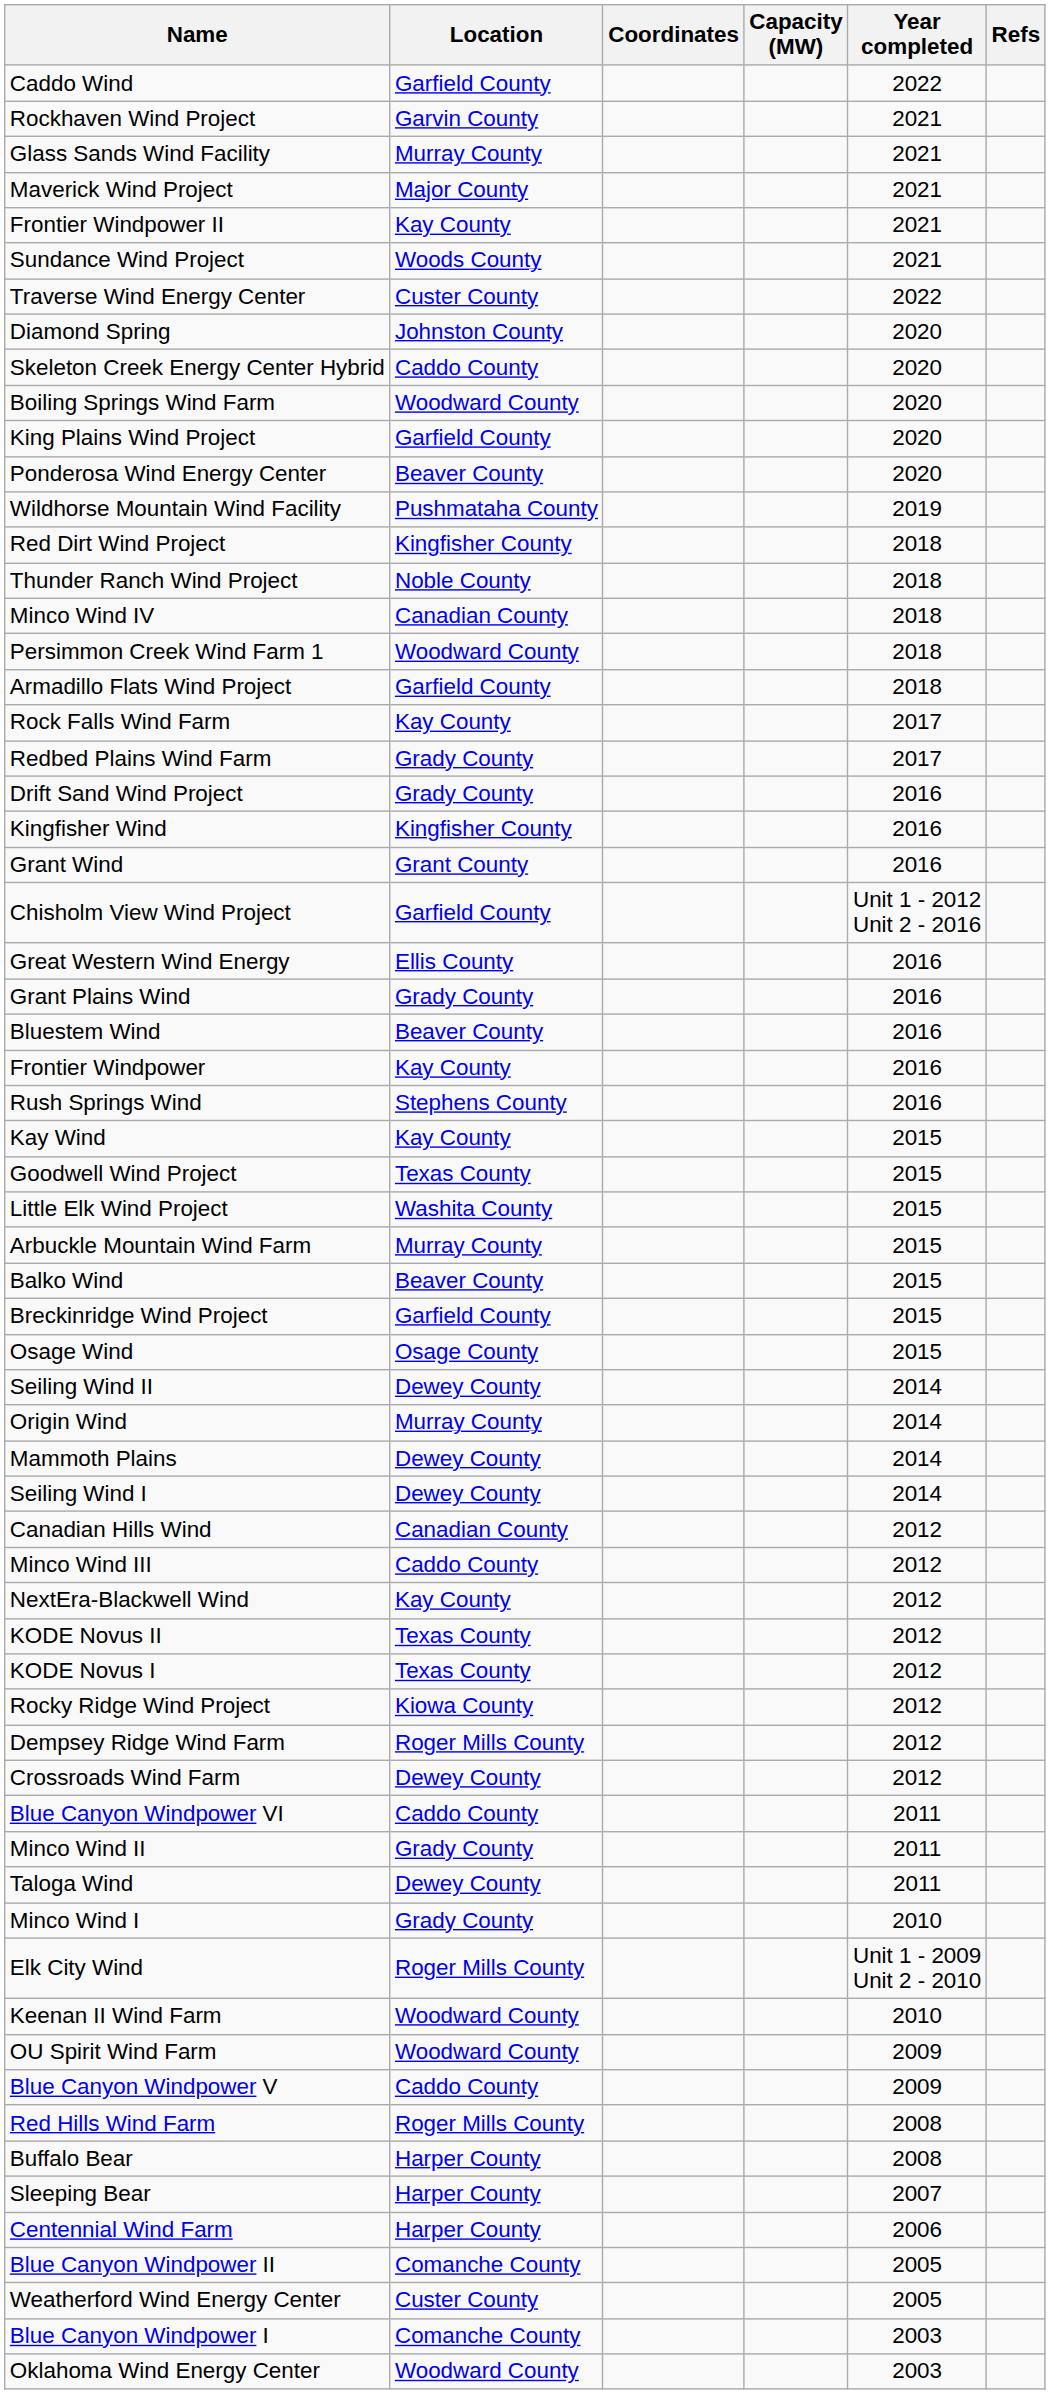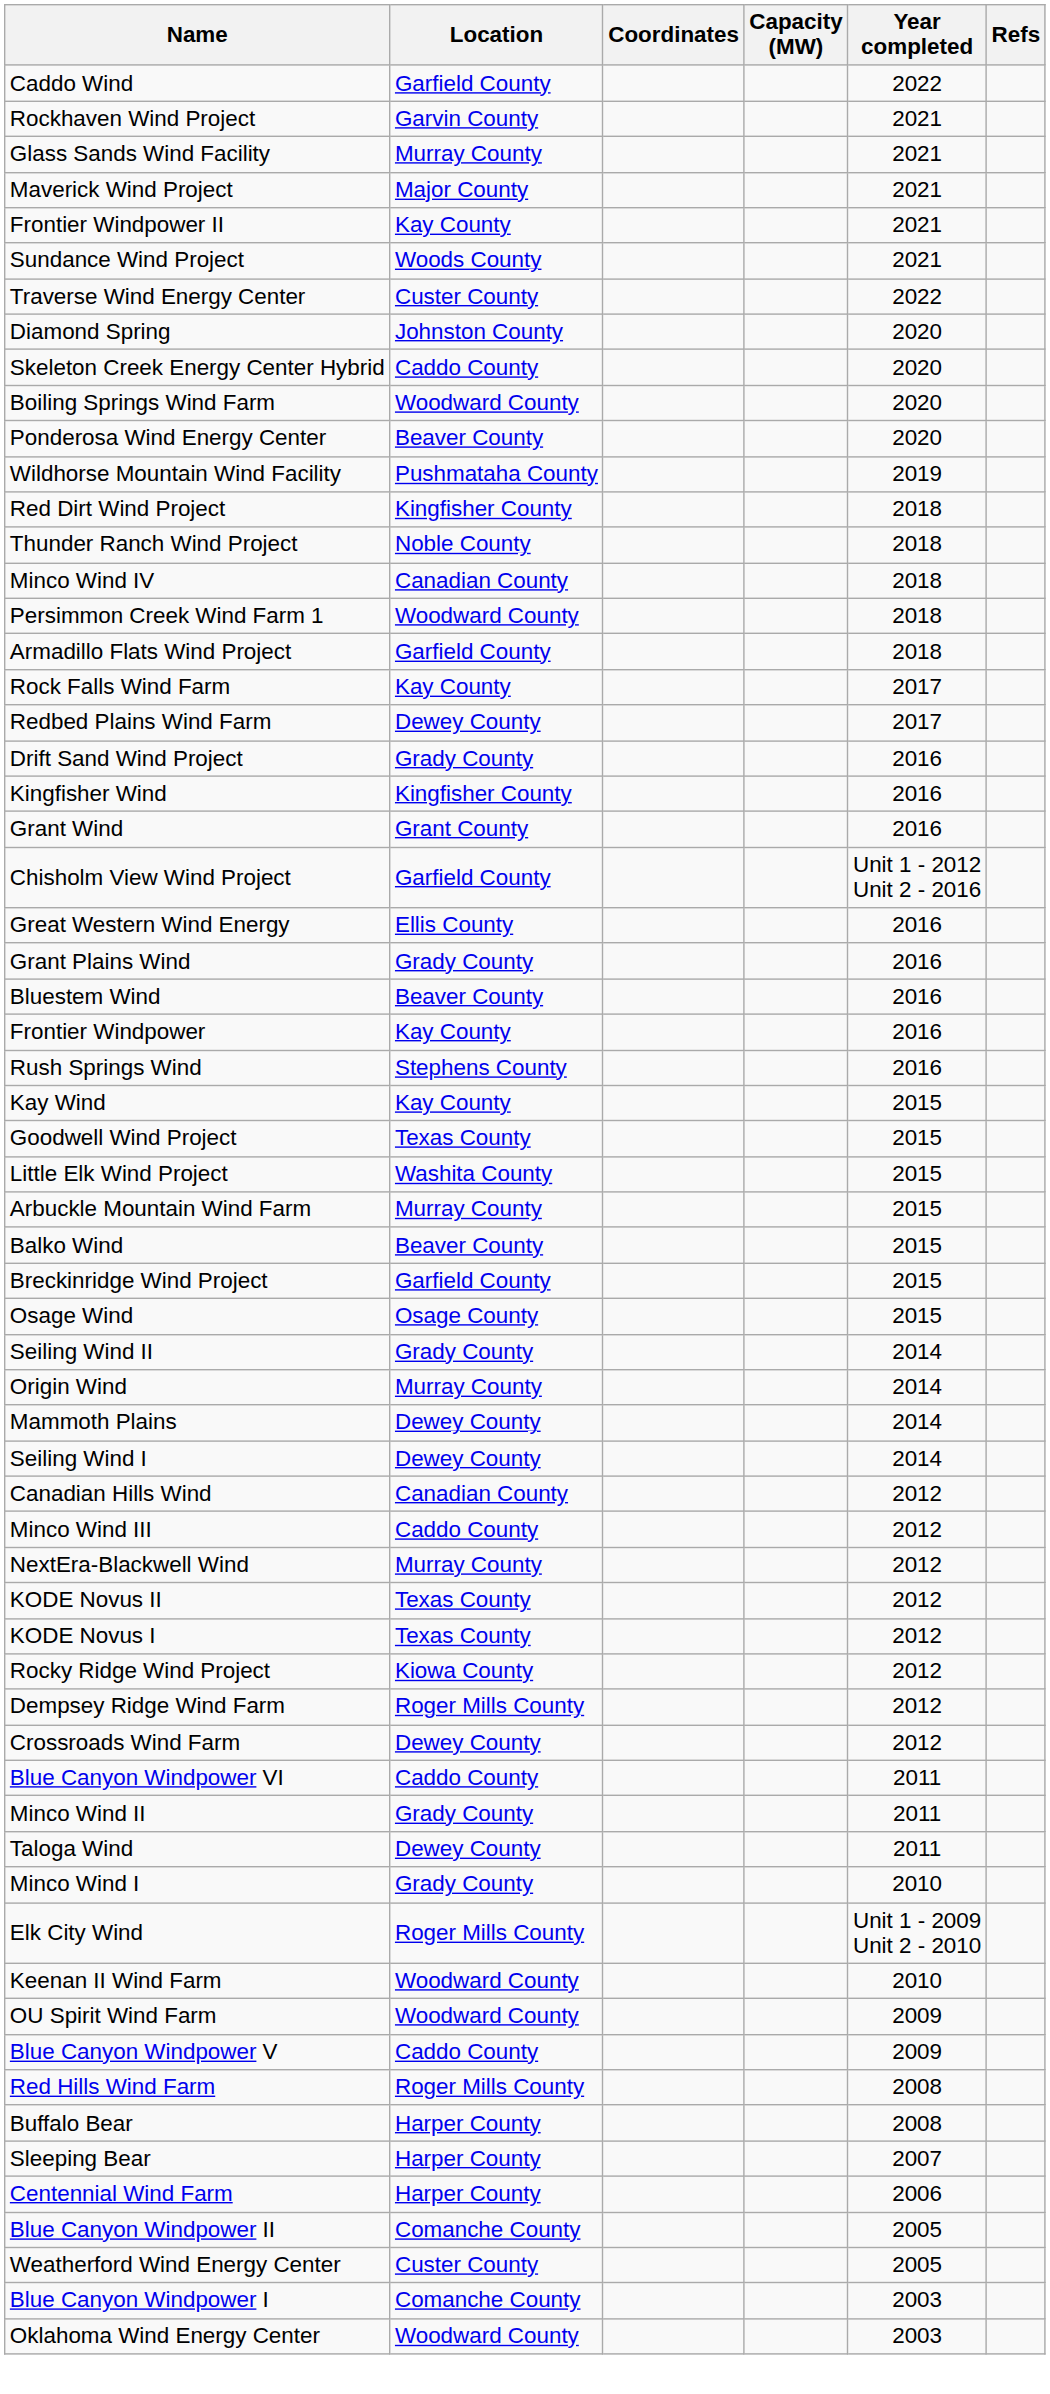- row: (132, 438)
(464, 757) Grady County -> (468, 722) Dewey County
(468, 1387) Dewey County -> (464, 1351) Grady County
(453, 1600) Kay County -> (468, 1564) Murray County
